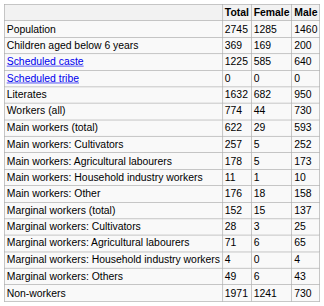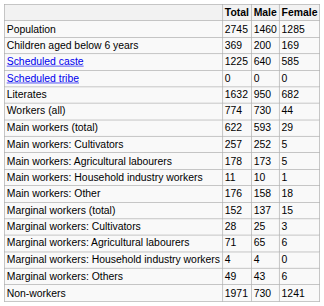columns swapped: (306, 12) <-> (272, 12)
